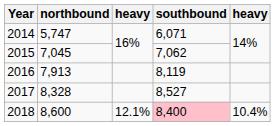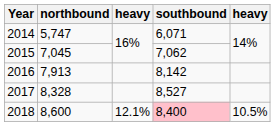(171, 72) 8,119 -> (171, 72) 8,142
(250, 111) 10.4% -> (250, 111) 10.5%
